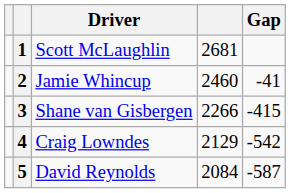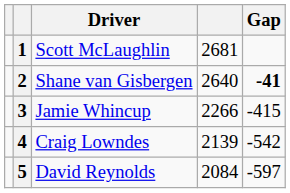(93, 81) Jamie Whincup -> (114, 81) Shane van Gisbergen
(220, 81) 2460 -> (220, 81) 2640
(268, 81) normal -> (268, 81) bold
(114, 111) Shane van Gisbergen -> (93, 111) Jamie Whincup
(220, 142) 2129 -> (220, 142) 2139
(264, 172) -587 -> (264, 172) -597
